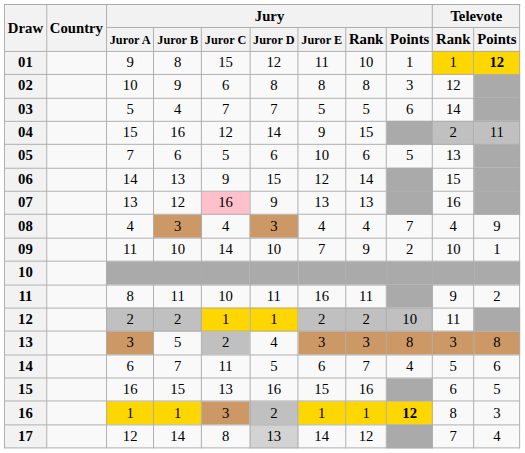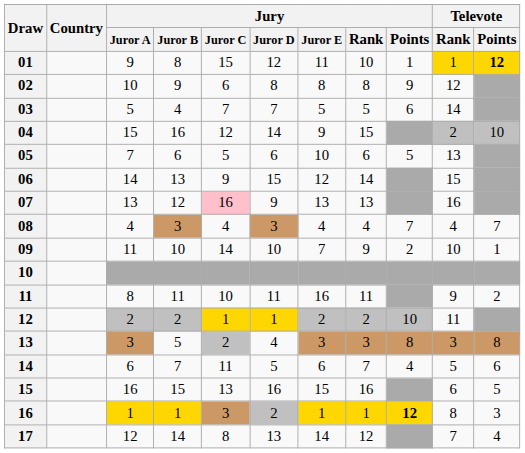(410, 86) 3 -> (410, 86) 9
(497, 132) 11 -> (497, 132) 10
(497, 226) 9 -> (497, 226) 7
(274, 436) lightgrey background -> (274, 436) no background
